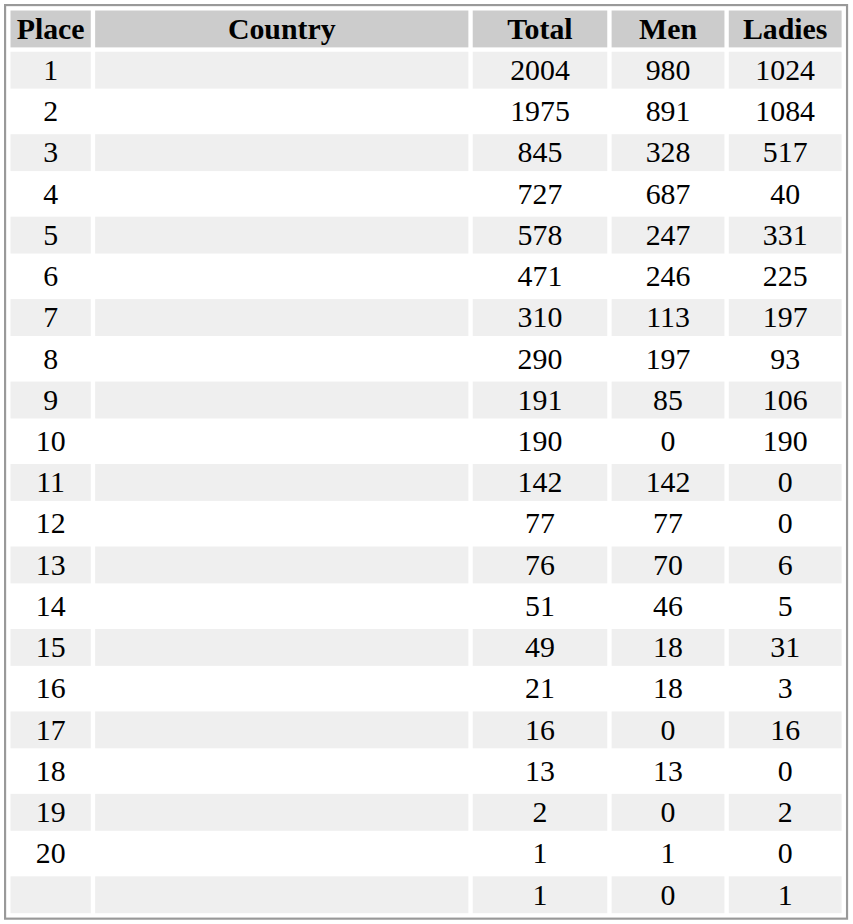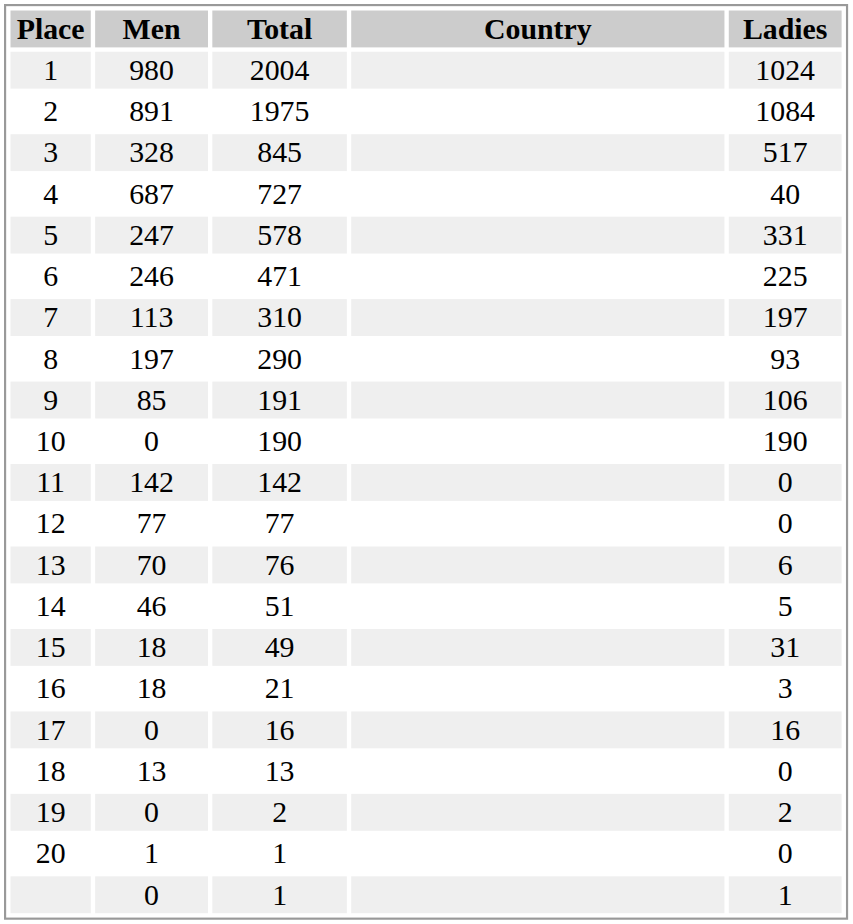columns swapped: (282, 29) <-> (668, 29)
